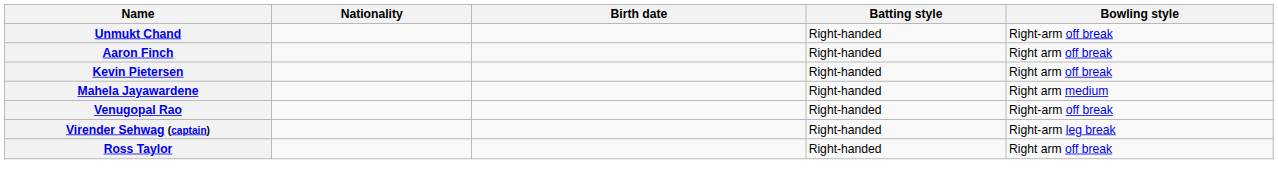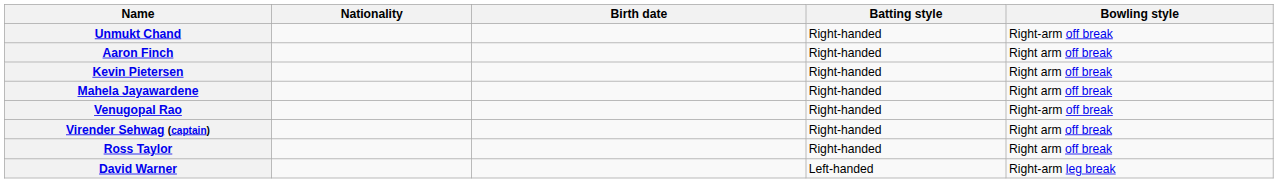(1059, 91) Right arm medium -> (1061, 91) Right arm off break
(1062, 130) Right-arm leg break -> (1061, 130) Right arm off break
+ row: (138, 168)
